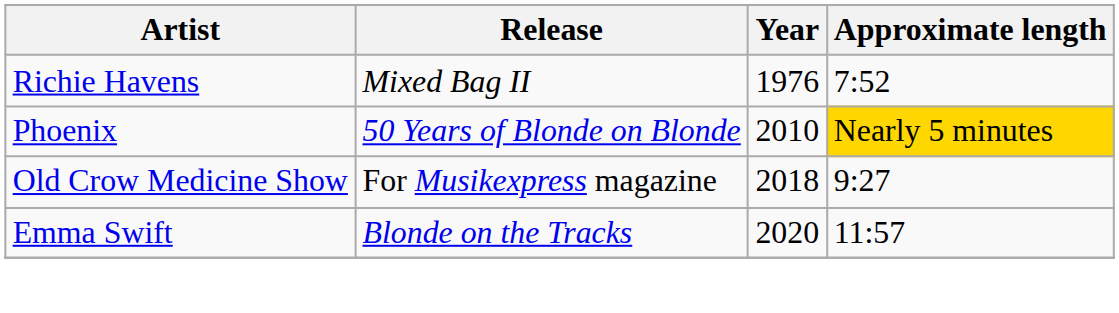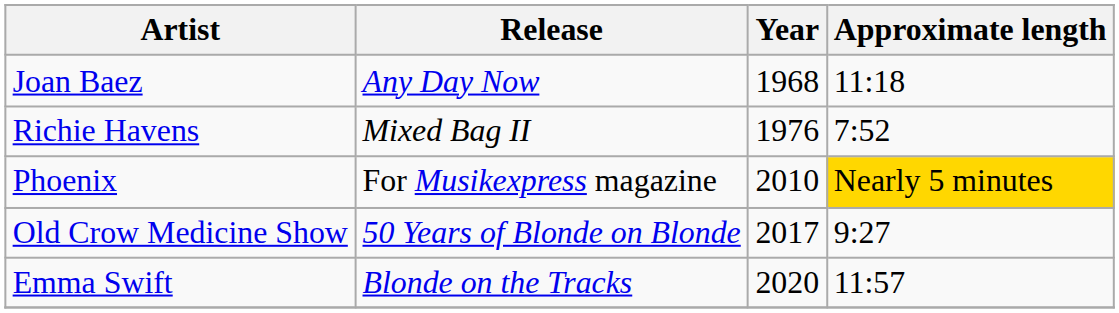+ row: (78, 80)
(552, 130) 50 Years of Blonde on Blonde -> (540, 181) For Musikexpress magazine
(540, 181) For Musikexpress magazine -> (552, 231) 50 Years of Blonde on Blonde
(787, 181) 2018 -> (787, 231) 2017
